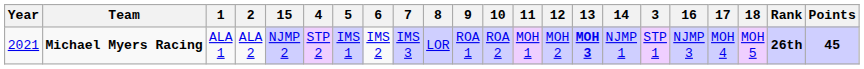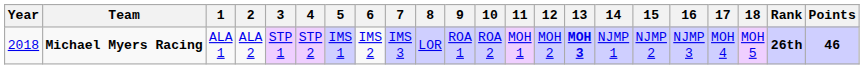columns swapped: (655, 15) <-> (284, 15)
(23, 45) 2021 -> (23, 45) 2018
(832, 45) 45 -> (832, 45) 46
